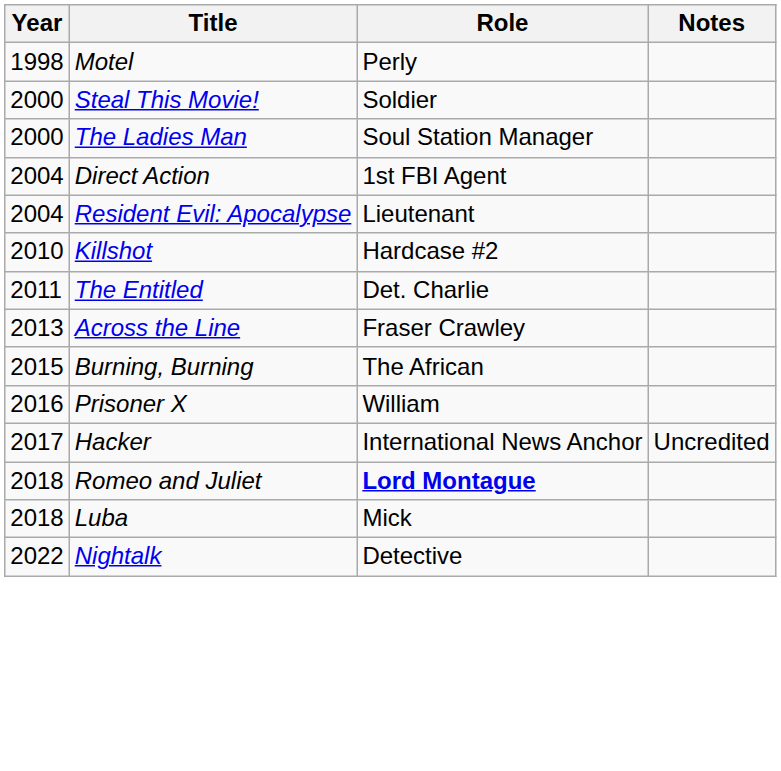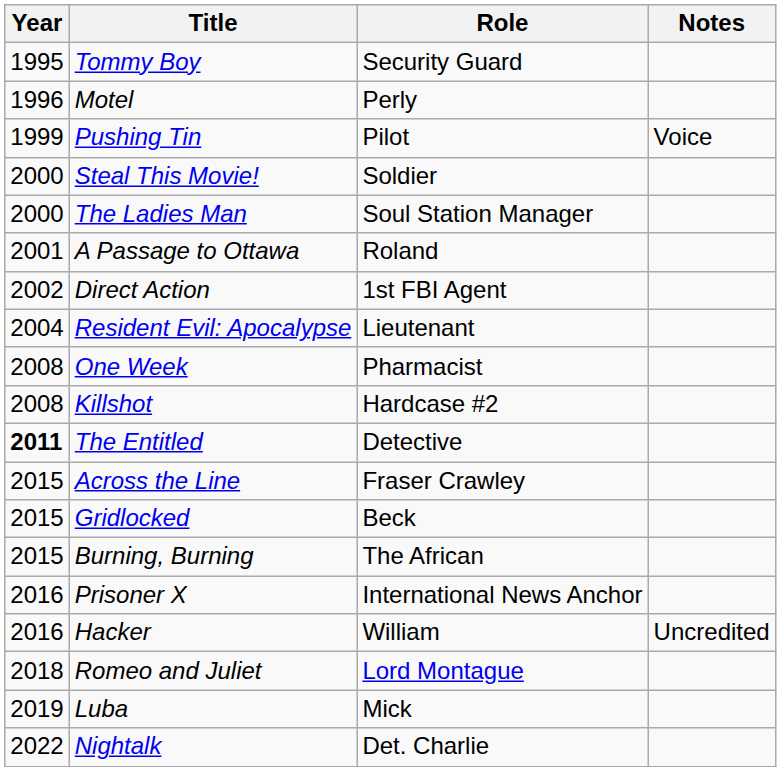+ row: (138, 61)
(37, 61) 1998 -> (37, 99) 1996
+ row: (138, 137)
+ row: (187, 251)
(37, 175) 2004 -> (37, 289) 2002
+ row: (131, 366)
(37, 251) 2010 -> (37, 404) 2008
(36, 289) normal -> (36, 442) bold
(426, 289) Det. Charlie -> (412, 442) Detective
(37, 328) 2013 -> (37, 480) 2015
+ row: (132, 518)
(401, 404) William -> (502, 594) International News Anchor
(37, 442) 2017 -> (37, 632) 2016
(502, 442) International News Anchor -> (401, 632) William
(449, 480) bold -> (443, 670) normal
(37, 518) 2018 -> (37, 708) 2019
(412, 556) Detective -> (426, 746) Det. Charlie
